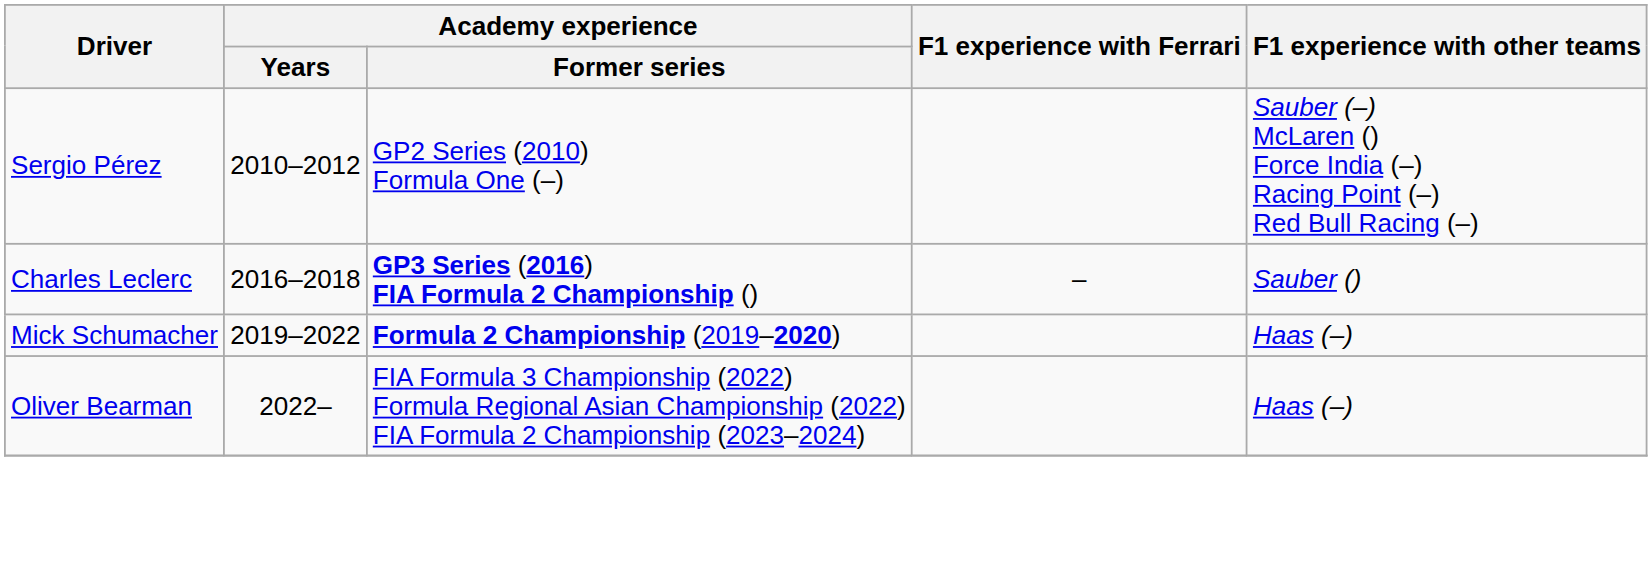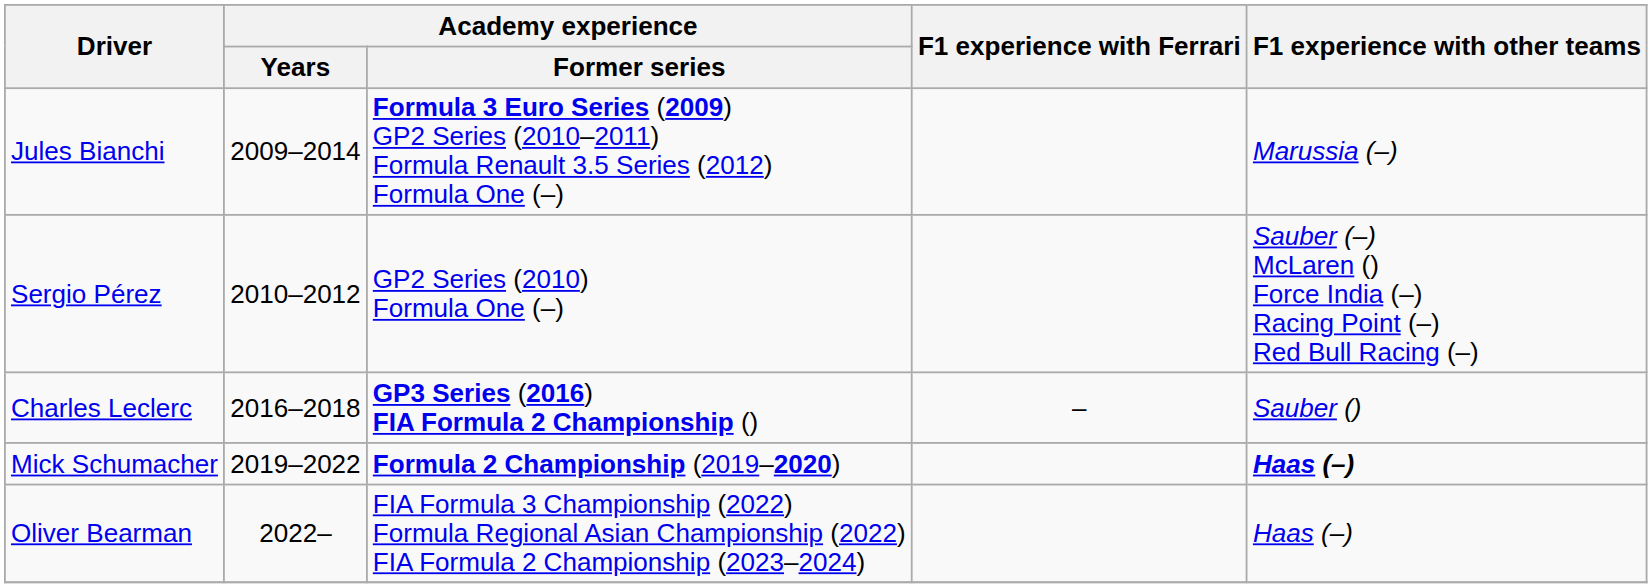+ row: (88, 152)
(1303, 335) normal -> (1304, 463) bold
